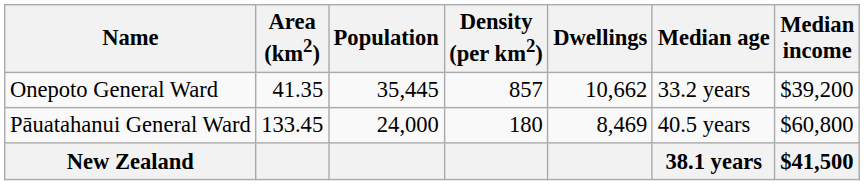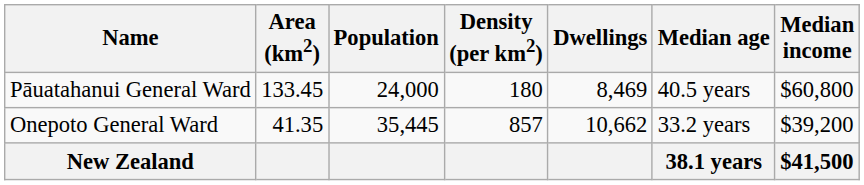rows swapped: (130, 125) <-> (114, 89)
